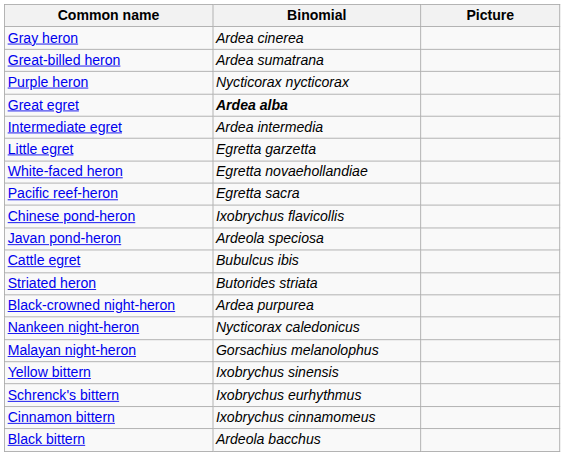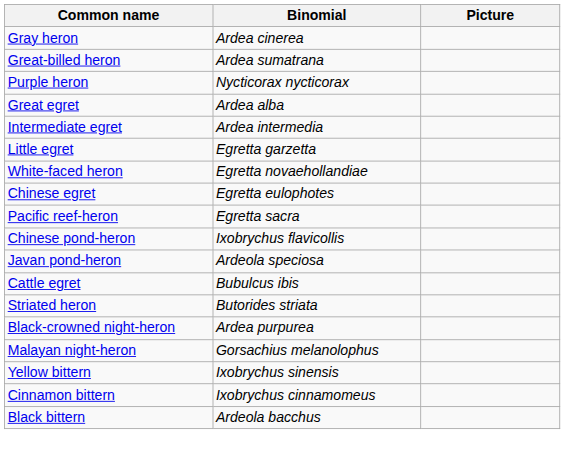(252, 104) bold -> (250, 104) normal
+ row: (52, 194)
- row: (73, 328)
- row: (63, 395)
